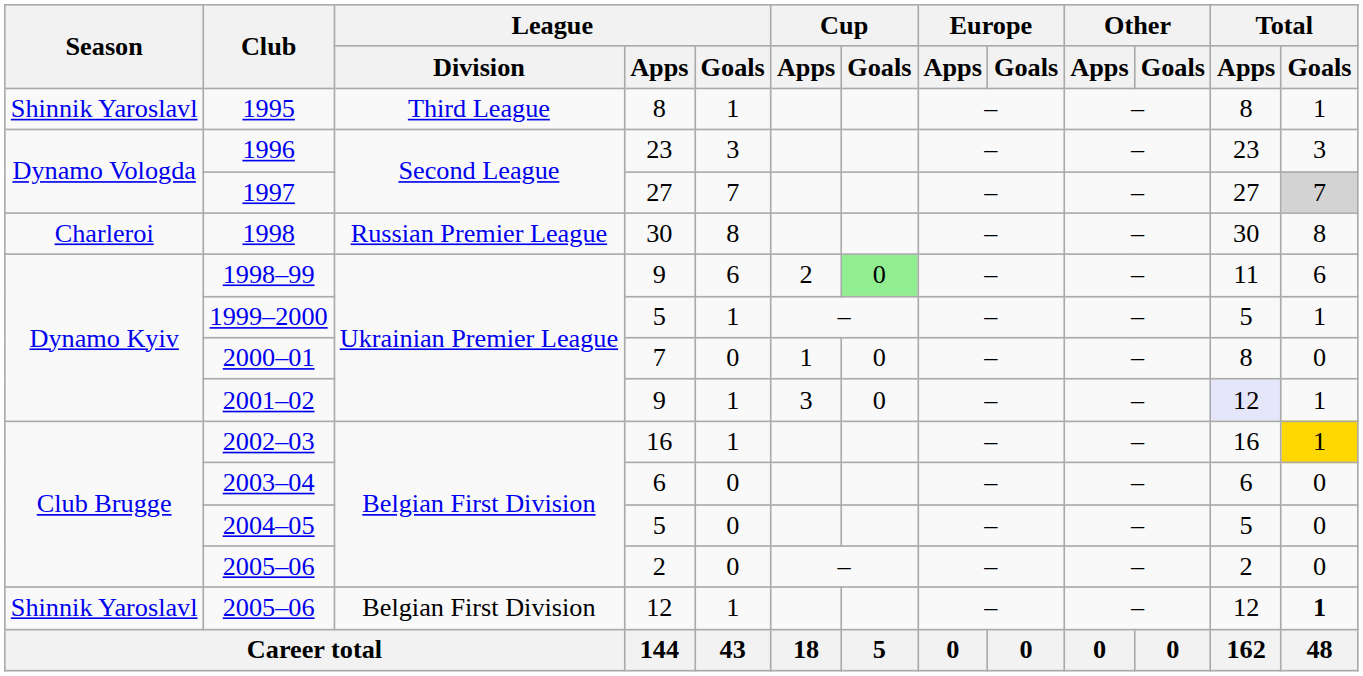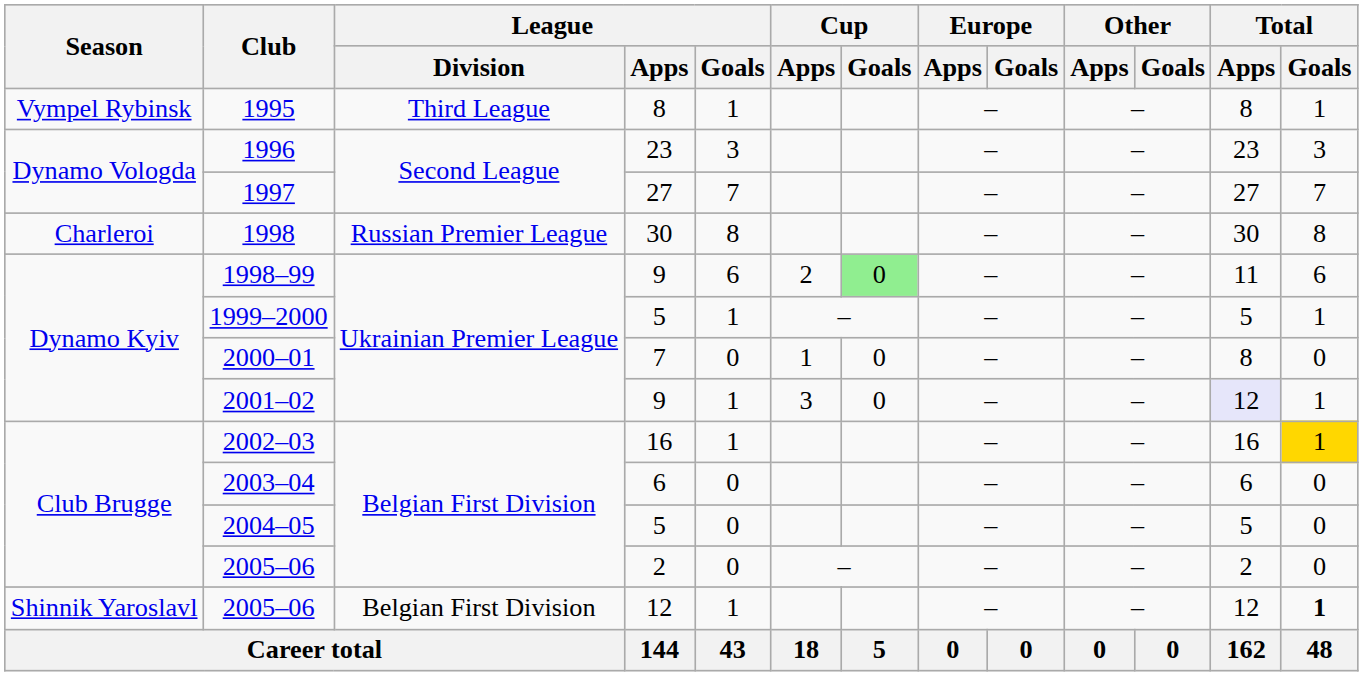(104, 108) Shinnik Yaroslavl -> (104, 108) Vympel Rybinsk
(1320, 191) lightgrey background -> (1320, 191) no background
